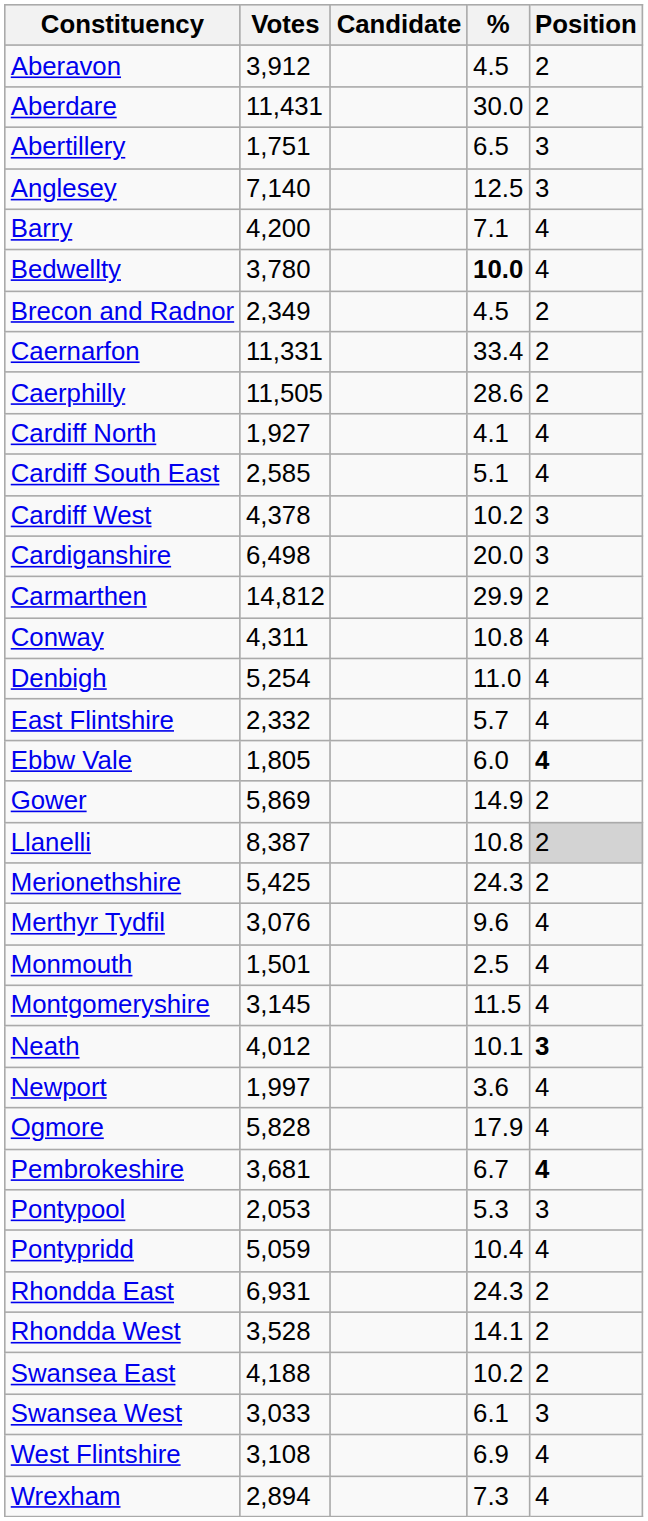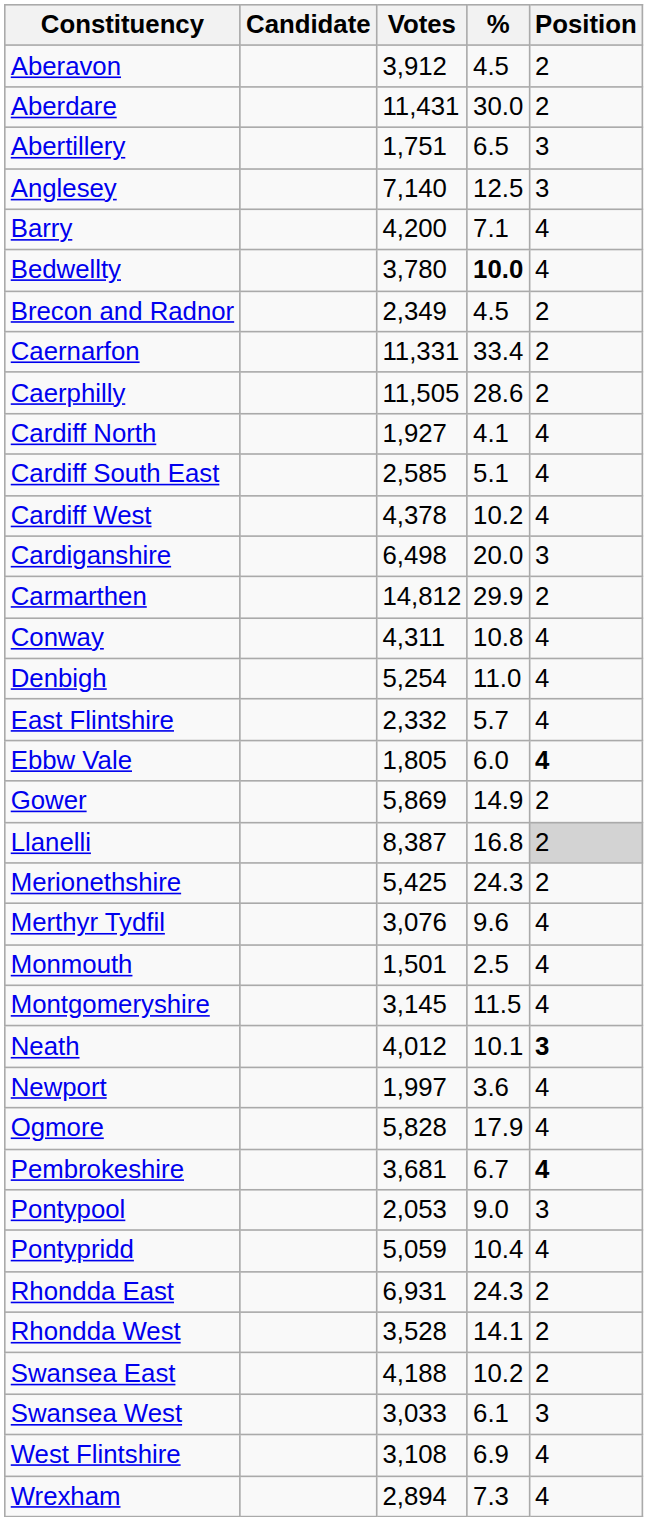columns swapped: (399, 24) <-> (285, 24)
(542, 515) 3 -> (542, 515) 4
(498, 842) 10.8 -> (498, 842) 16.8
(491, 1209) 5.3 -> (491, 1209) 9.0
